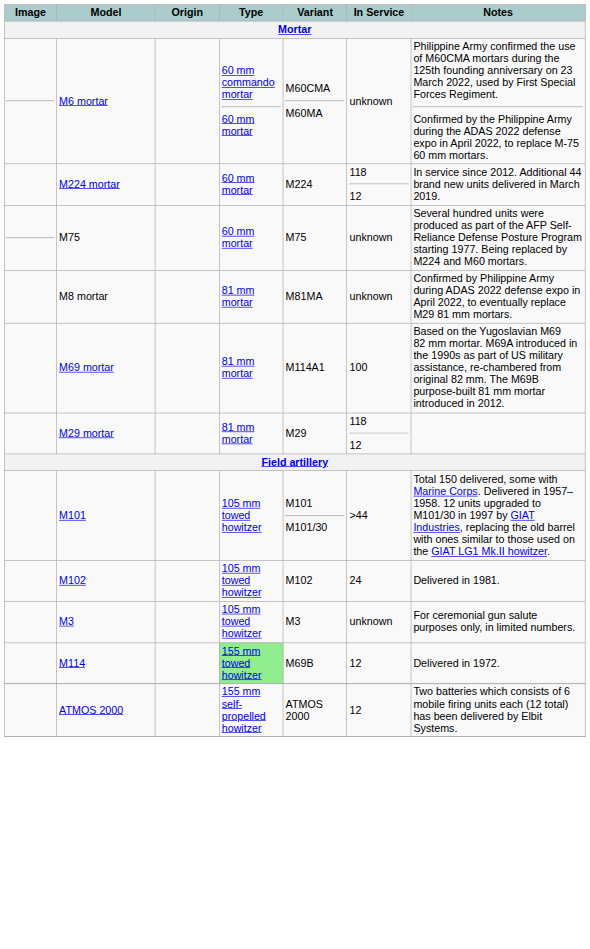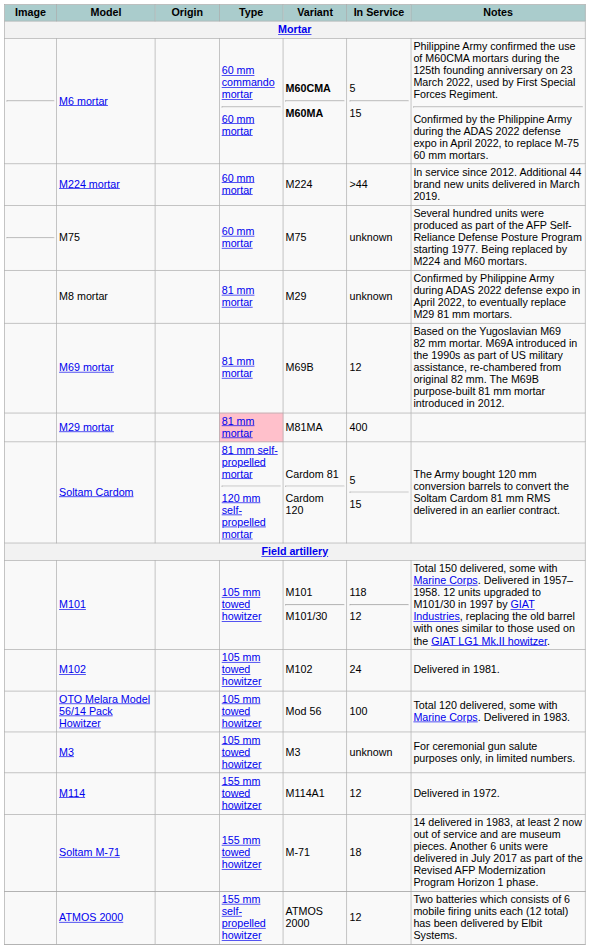(315, 101) normal -> (315, 101) bold
(371, 101) unknown -> (379, 101) 5 15
(379, 184) 118 12 -> (359, 184) >44
(304, 296) M81MA -> (296, 296) M29
(305, 368) M114A1 -> (300, 368) M69B
(358, 368) 100 -> (355, 368) 12
(238, 433) no background -> (238, 427) pink background
(296, 433) M29 -> (304, 427) M81MA
(379, 433) 118 12 -> (358, 427) 400
+ row: (96, 492)
(359, 515) >44 -> (379, 605) 118 12
+ row: (105, 711)
(242, 663) lightgreen background -> (242, 793) no background
(300, 663) M69B -> (305, 793) M114A1
+ row: (89, 852)
